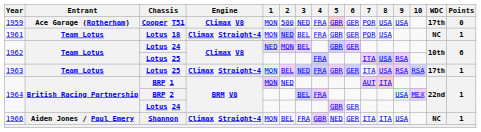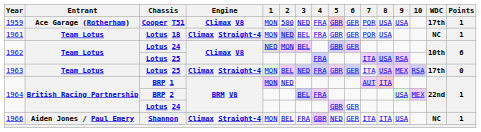(461, 22) 0 -> (461, 22) 1
(402, 70) RSA -> (402, 70) MEX
(461, 70) 1 -> (461, 70) 0
